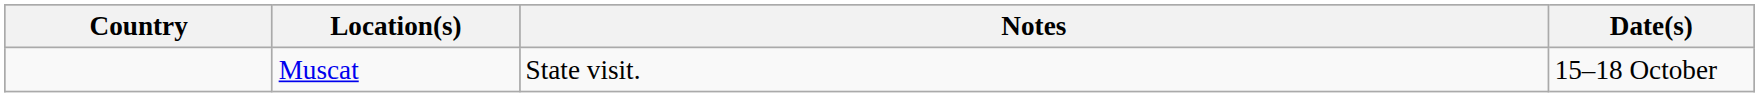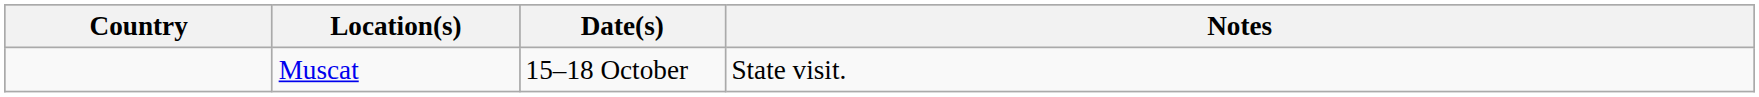columns swapped: (1651, 26) <-> (1034, 26)
